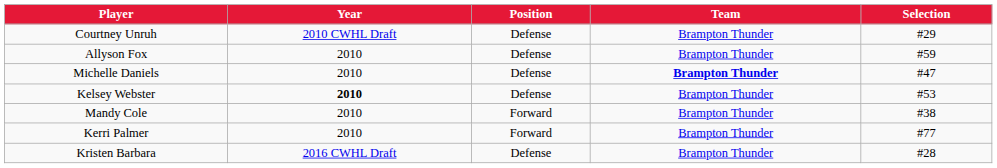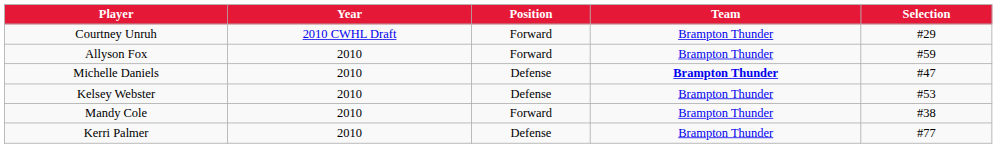(531, 34) Defense -> (531, 34) Forward
(531, 53) Defense -> (531, 53) Forward
(350, 93) bold -> (350, 93) normal
(531, 133) Forward -> (531, 133) Defense
- row: (116, 152)
